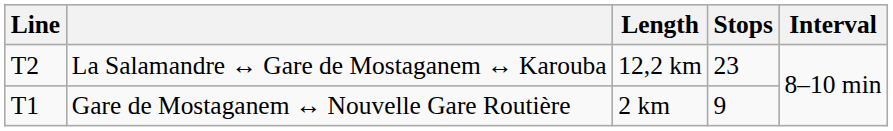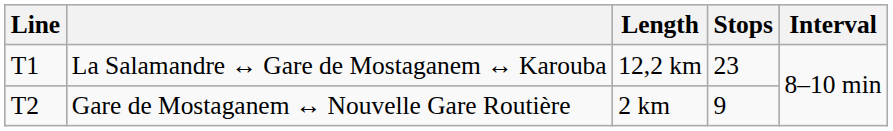(25, 65) T2 -> (25, 65) T1
(25, 105) T1 -> (25, 105) T2
